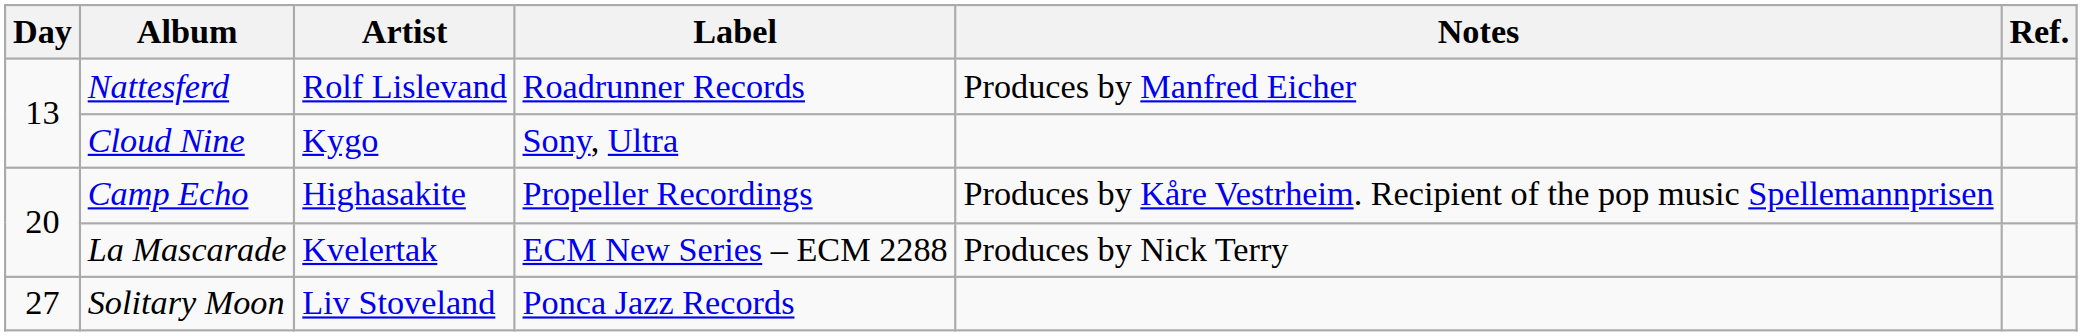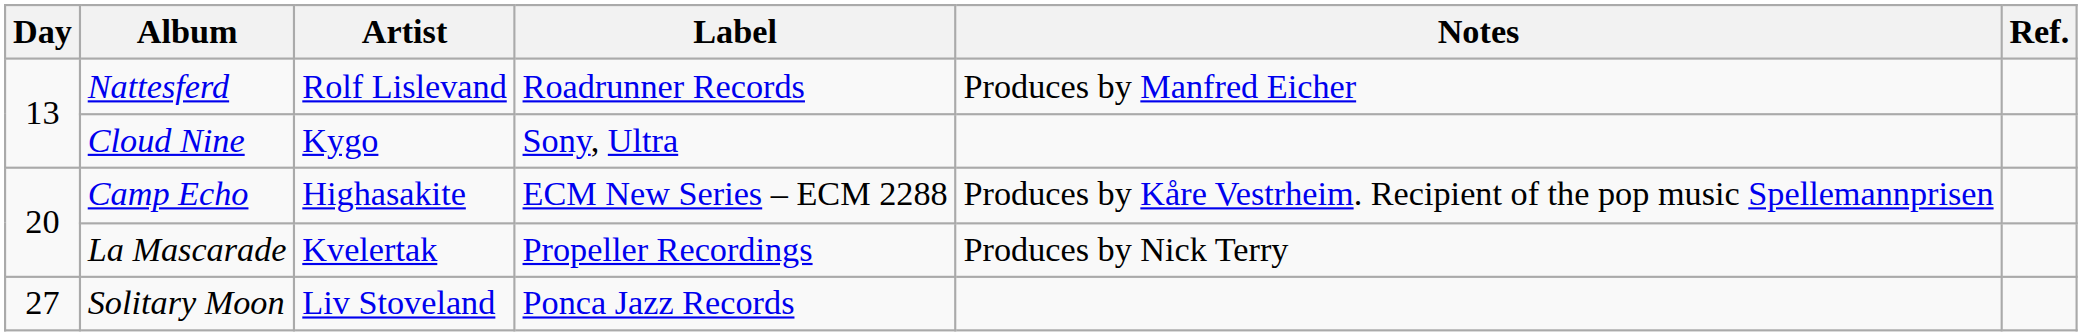(668, 194) Propeller Recordings -> (735, 194) ECM New Series – ECM 2288
(735, 248) ECM New Series – ECM 2288 -> (668, 248) Propeller Recordings
